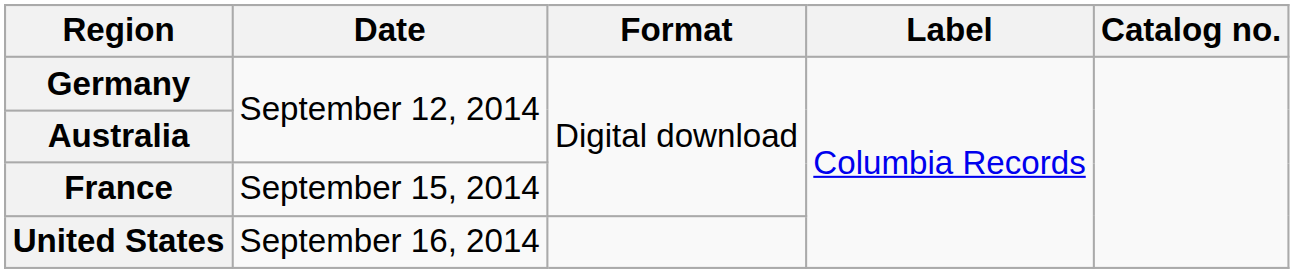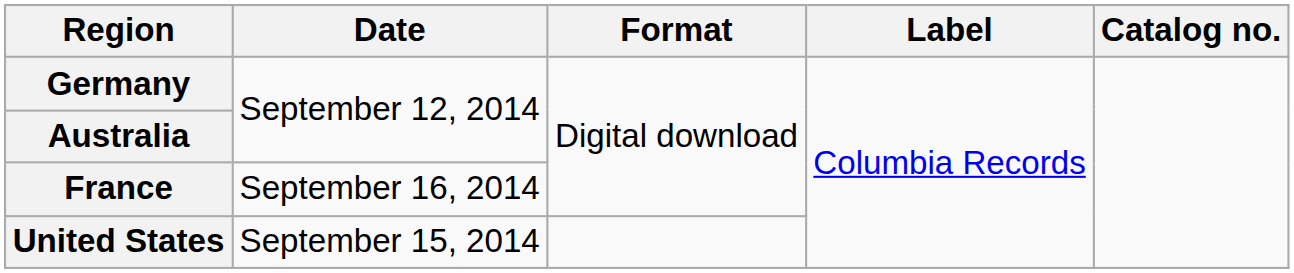(390, 188) September 15, 2014 -> (390, 188) September 16, 2014
(390, 240) September 16, 2014 -> (390, 240) September 15, 2014
